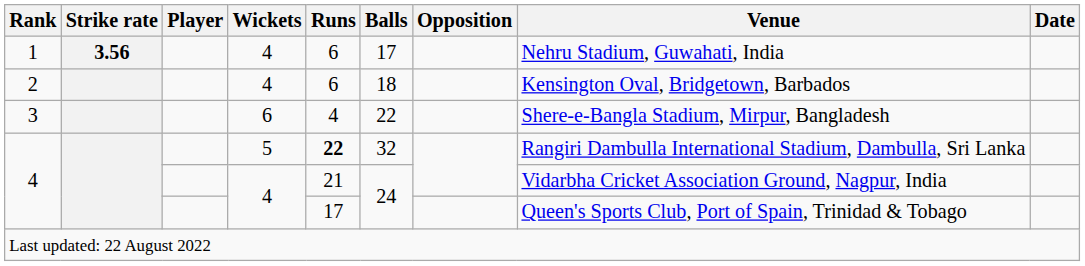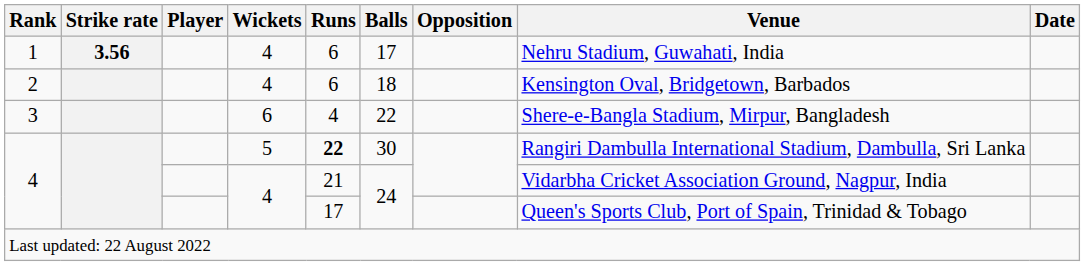(386, 148) 32 -> (386, 148) 30
